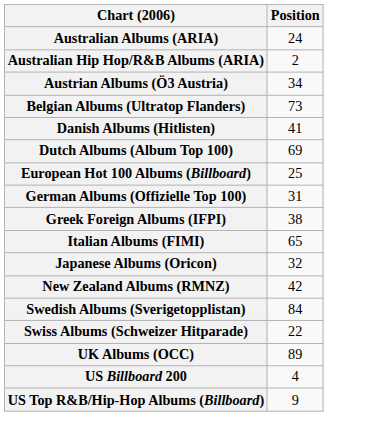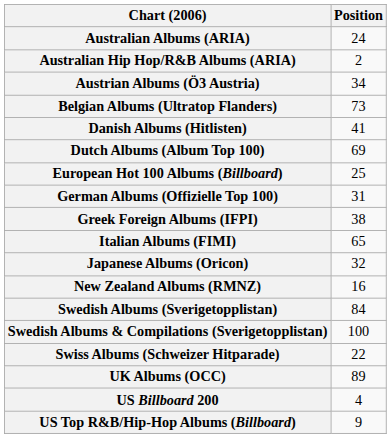(295, 286) 42 -> (358, 286) 16
+ row: (168, 331)
